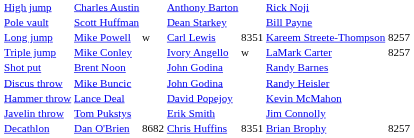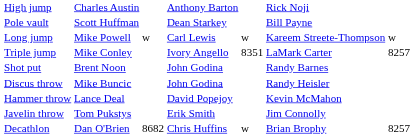(252, 37) 8351 -> (245, 37) w
(399, 37) 8257 -> (392, 37) w
(245, 52) w -> (252, 52) 8351
(252, 128) 8351 -> (245, 128) w
